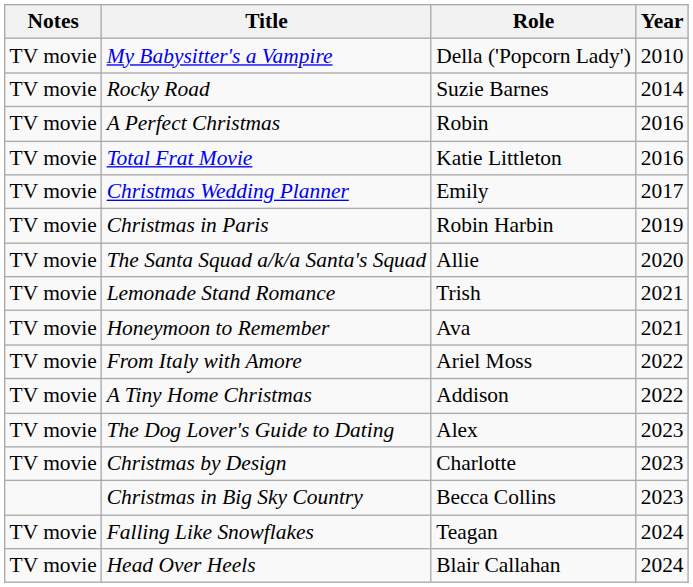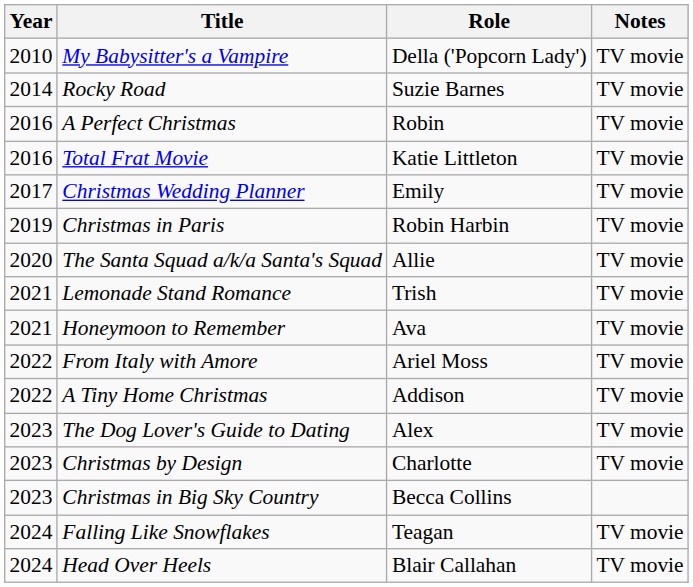columns swapped: (662, 21) <-> (53, 21)
